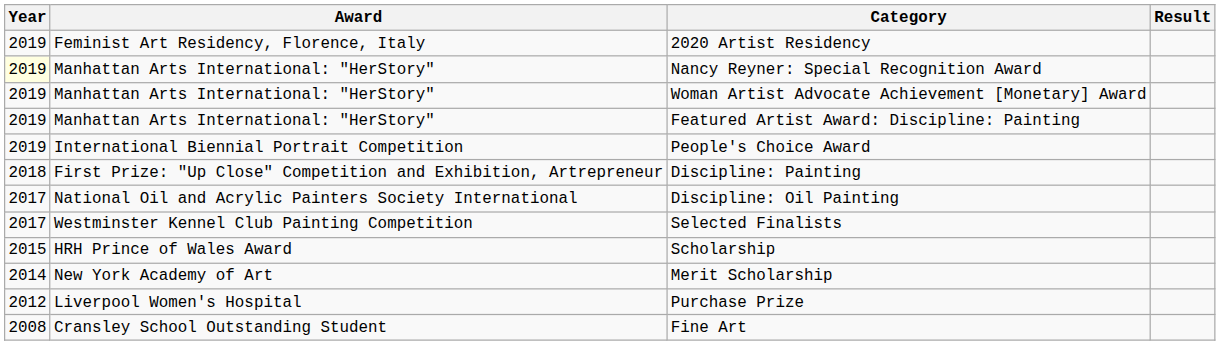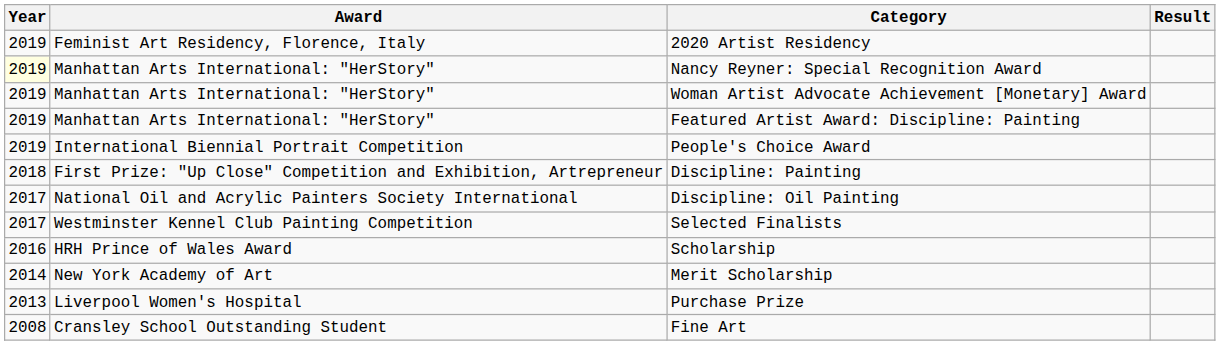(27, 250) 2015 -> (27, 250) 2016
(27, 302) 2012 -> (27, 302) 2013
